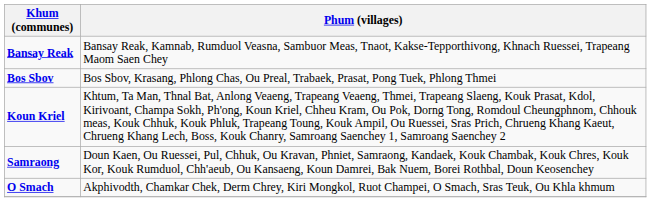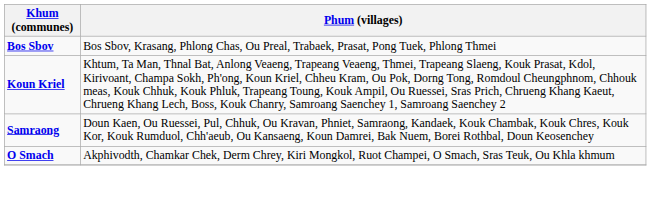- row: (40, 52)
